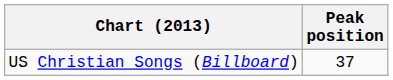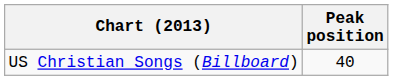(345, 63) 37 -> (345, 63) 40
